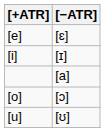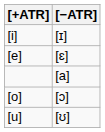rows swapped: (12, 55) <-> (15, 35)
